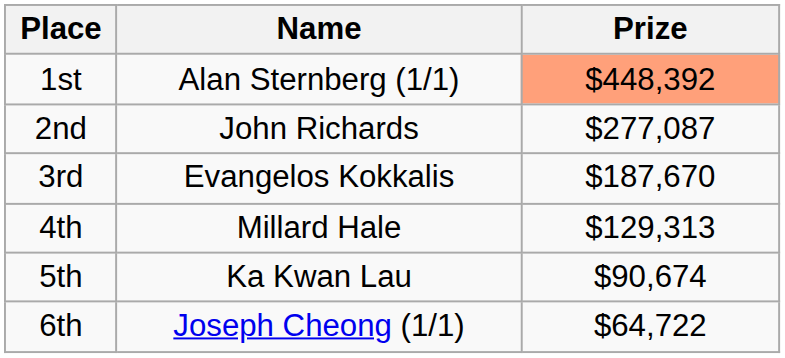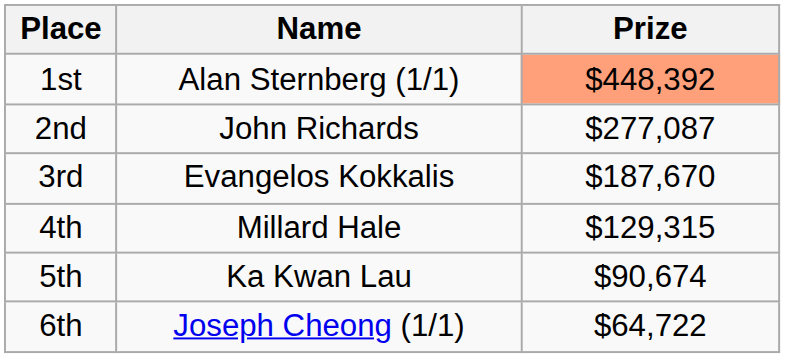(650, 227) $129,313 -> (650, 227) $129,315
